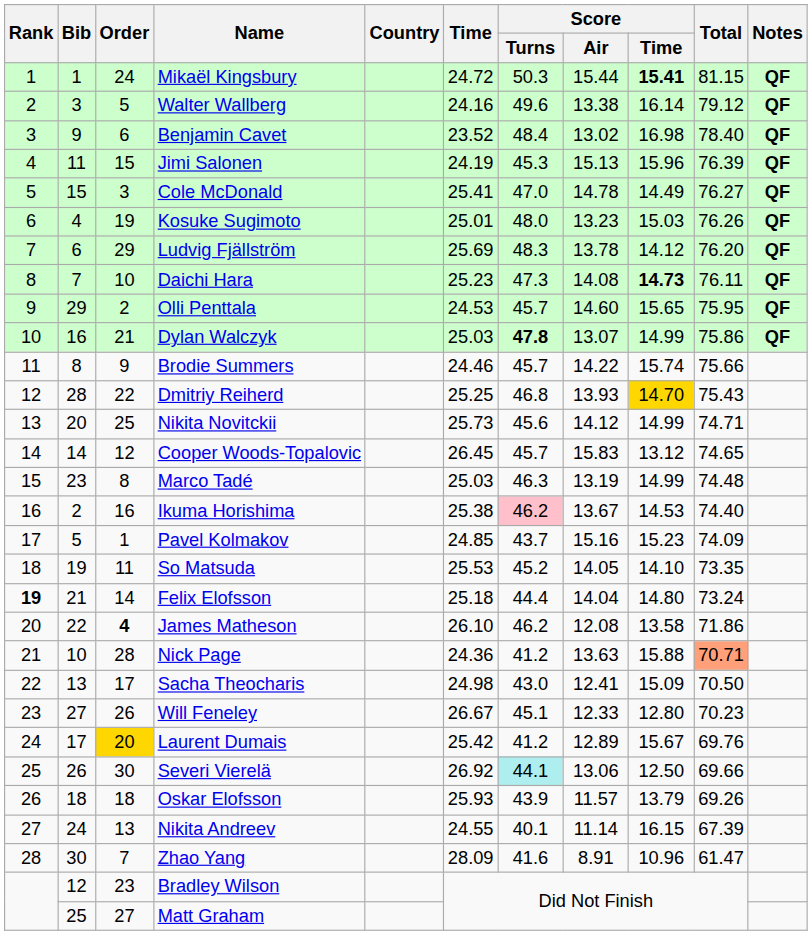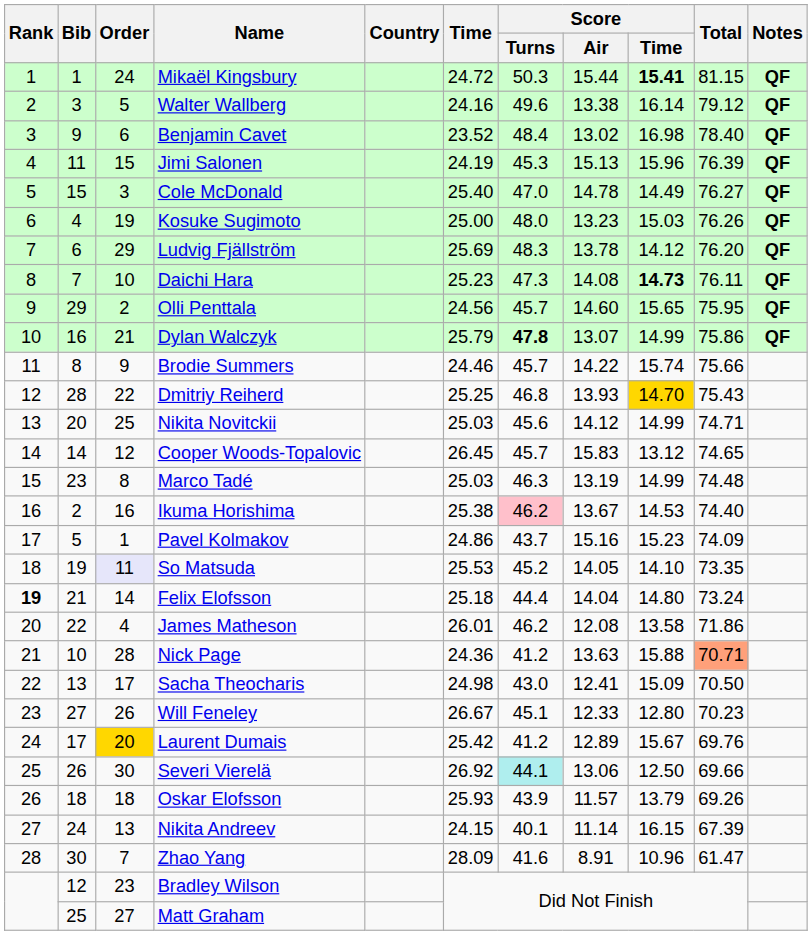(471, 192) 25.41 -> (471, 192) 25.40
(471, 221) 25.01 -> (471, 221) 25.00
(471, 308) 24.53 -> (471, 308) 24.56
(471, 337) 25.03 -> (471, 337) 25.79
(471, 423) 25.73 -> (471, 423) 25.03
(471, 539) 24.85 -> (471, 539) 24.86
(124, 568) no background -> (124, 568) lavender background
(124, 626) bold -> (124, 626) normal
(471, 626) 26.10 -> (471, 626) 26.01
(471, 828) 24.55 -> (471, 828) 24.15
